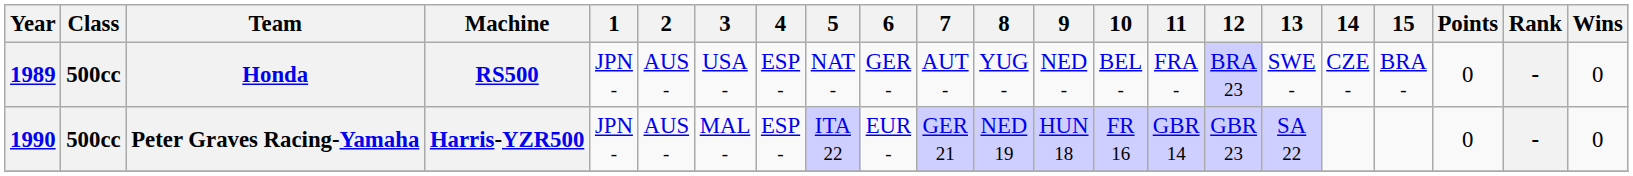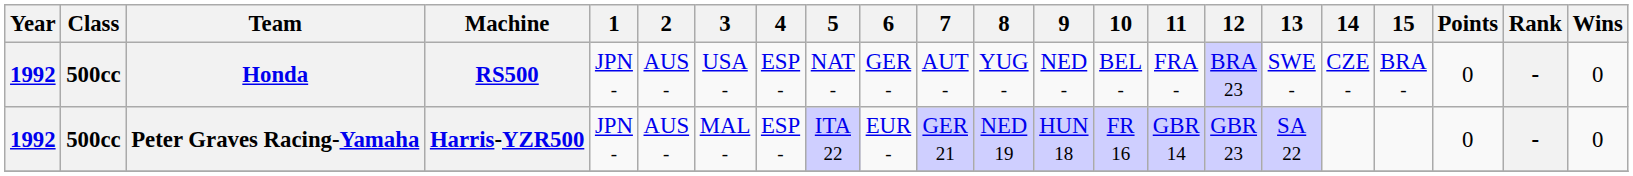(33, 74) 1989 -> (33, 74) 1992
(33, 139) 1990 -> (33, 139) 1992
